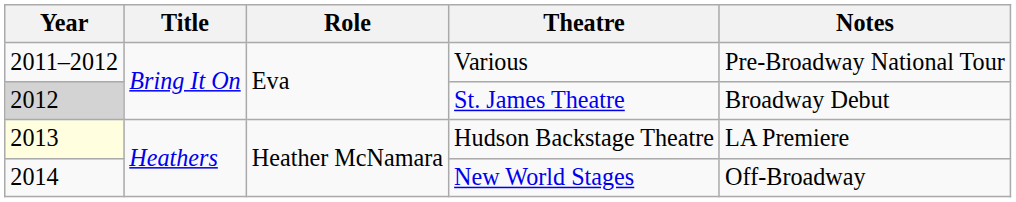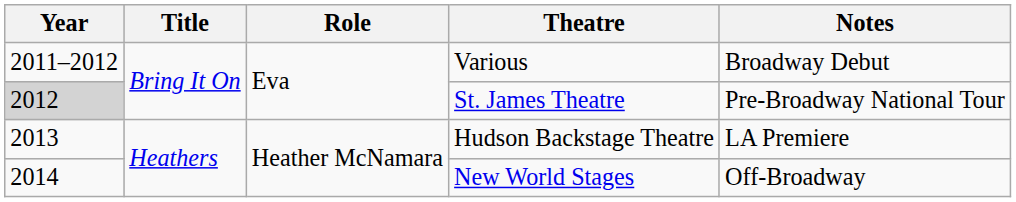(865, 61) Pre-Broadway National Tour -> (807, 61) Broadway Debut
(807, 100) Broadway Debut -> (865, 100) Pre-Broadway National Tour
(34, 138) lightyellow background -> (34, 138) no background
